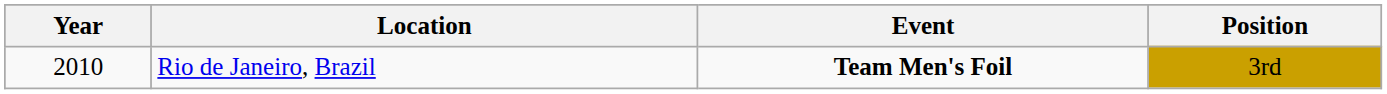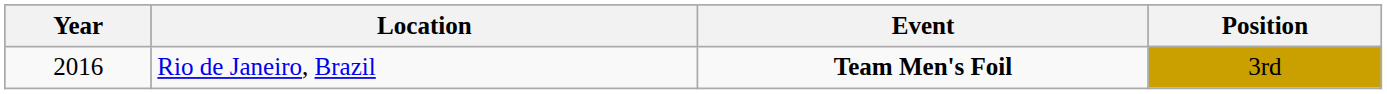(78, 66) 2010 -> (78, 66) 2016
